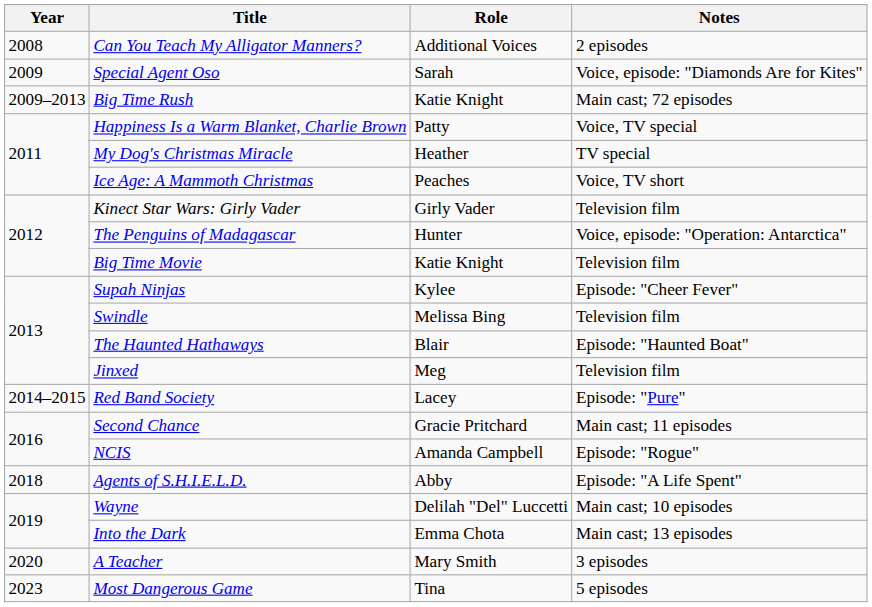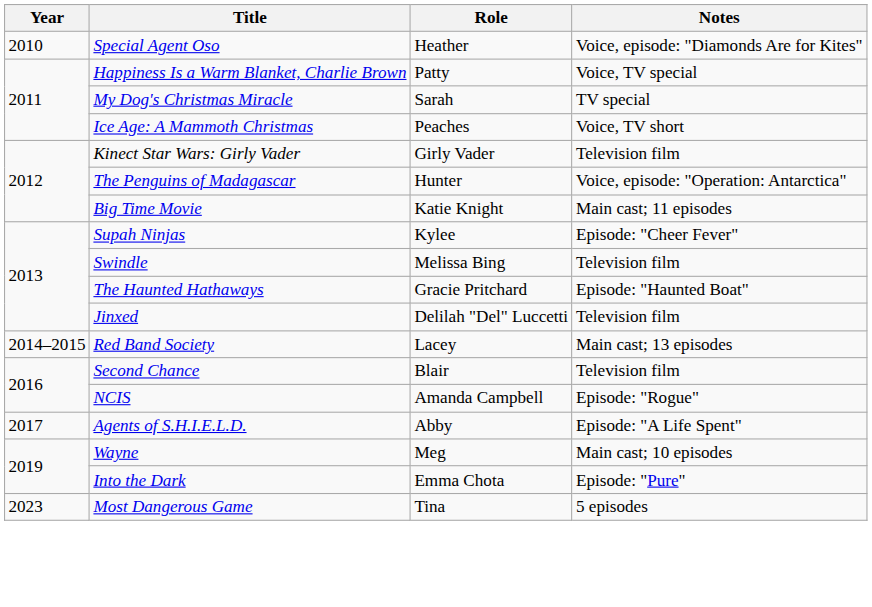- row: (227, 45)
(26, 72) 2009 -> (26, 45) 2010
(434, 72) Sarah -> (441, 45) Heather
- row: (143, 99)
(441, 153) Heather -> (434, 99) Sarah
(628, 262) Television film -> (654, 208) Main cast; 11 episodes
(431, 343) Blair -> (471, 289) Gracie Pritchard
(430, 371) Meg -> (491, 316) Delilah "Del" Luccetti
(631, 398) Episode: "Pure" -> (654, 343) Main cast; 13 episodes
(471, 425) Gracie Pritchard -> (431, 371) Blair
(654, 425) Main cast; 11 episodes -> (628, 371) Television film
(26, 479) 2018 -> (26, 425) 2017
(491, 506) Delilah "Del" Luccetti -> (430, 452) Meg
(654, 533) Main cast; 13 episodes -> (631, 479) Episode: "Pure"
- row: (128, 561)
